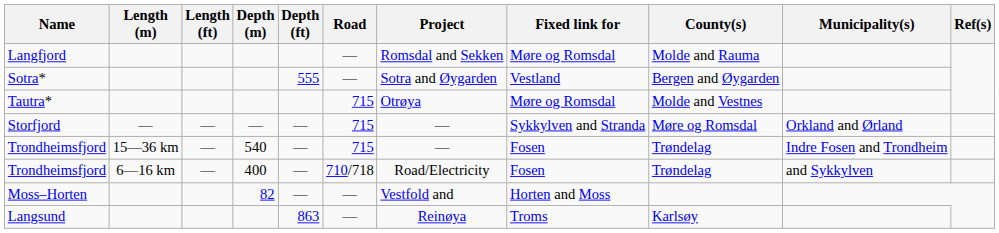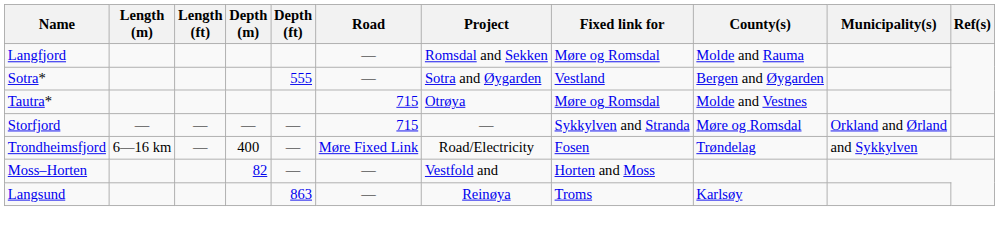- row: (57, 147)
(350, 170) 710/718 -> (368, 147) Møre Fixed Link
